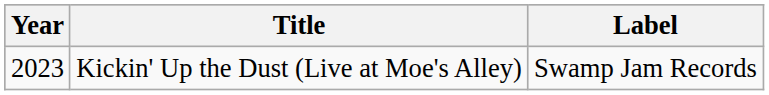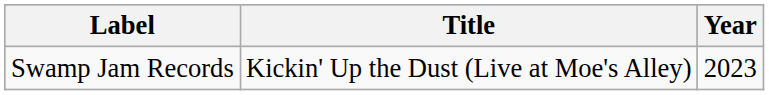columns swapped: (37, 25) <-> (645, 25)
